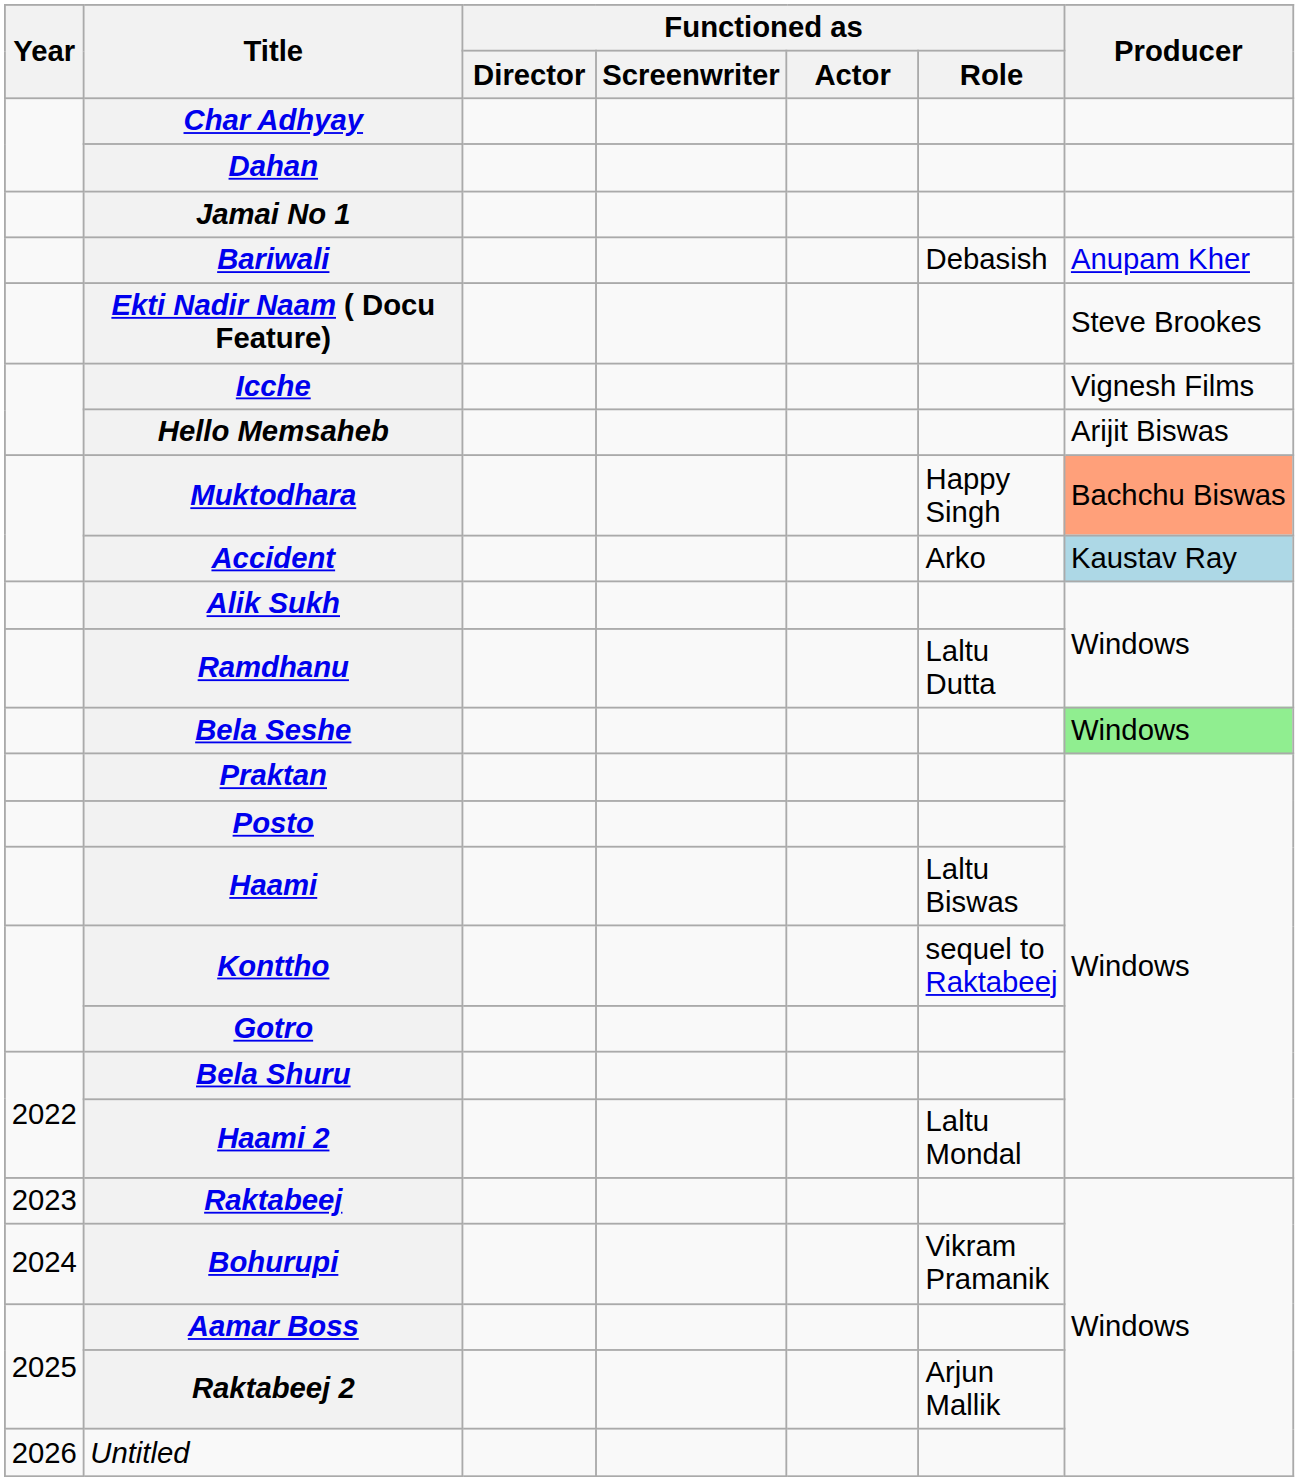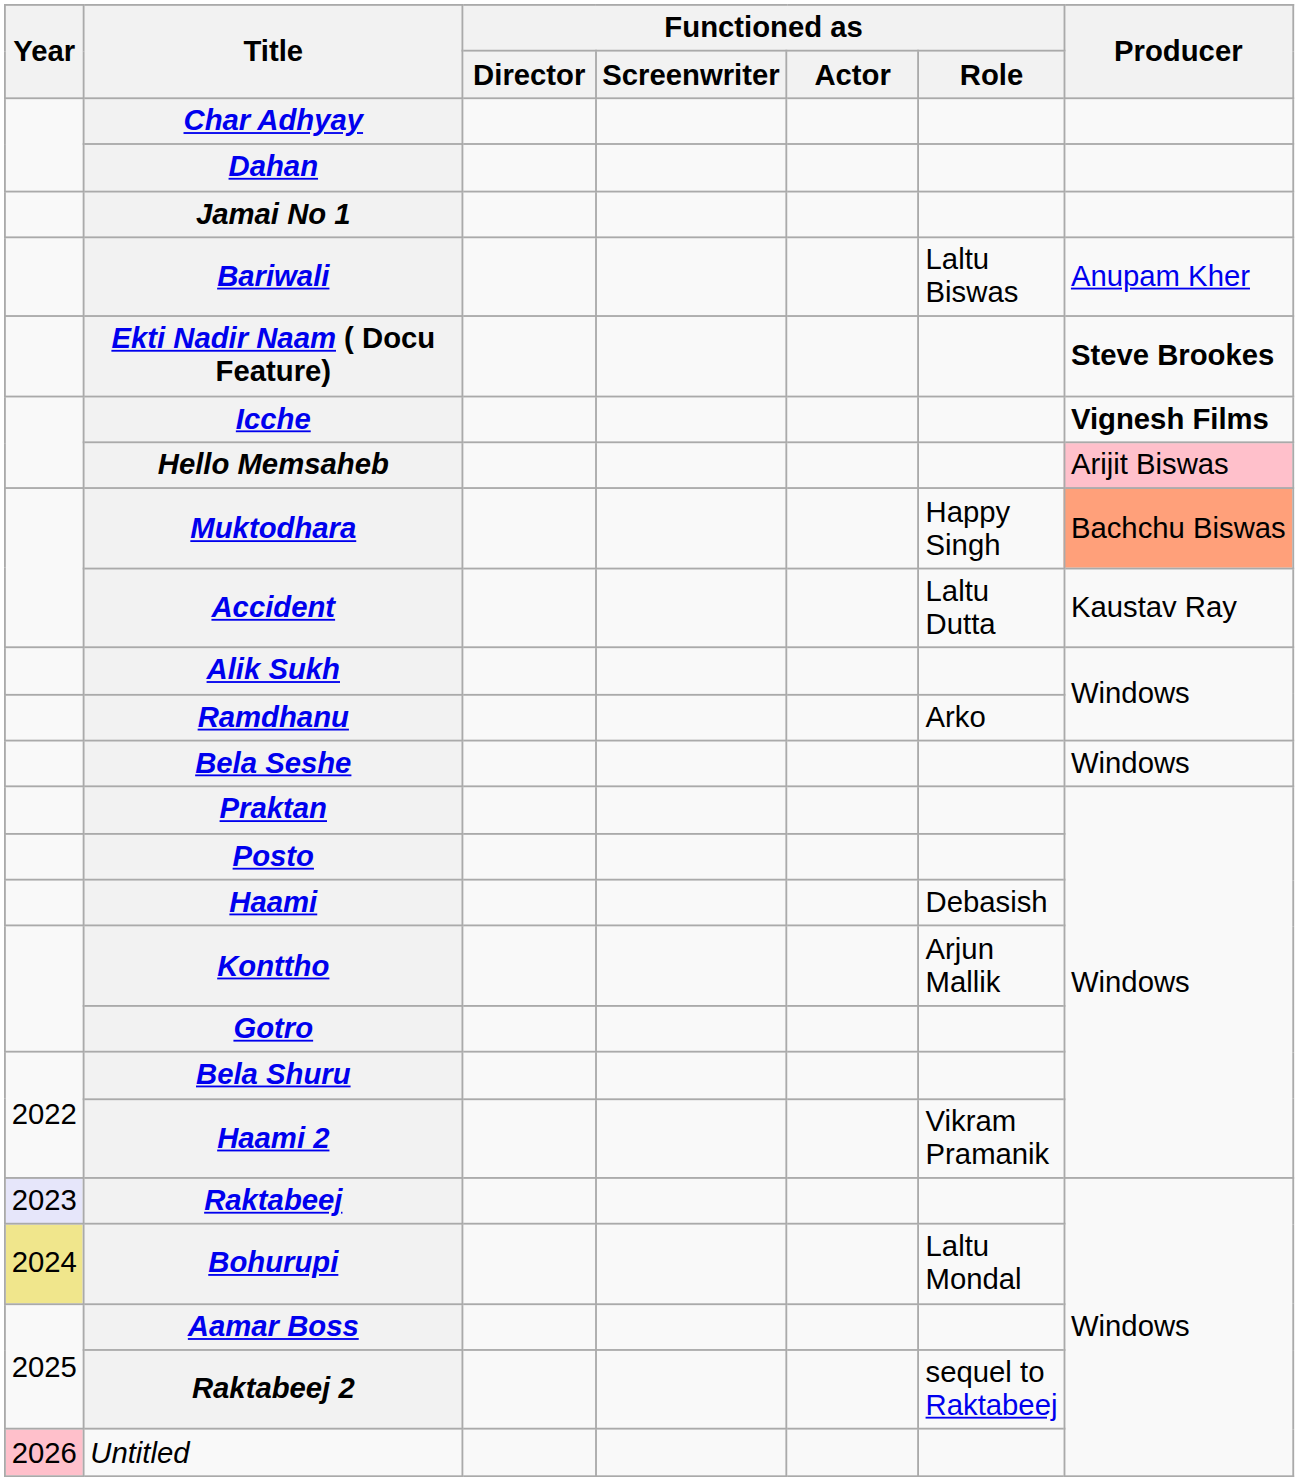(987, 259) Debasish -> (972, 276) Laltu Biswas
(1166, 322) normal -> (1173, 355) bold
(1163, 385) normal -> (1170, 418) bold
(1150, 432) no background -> (1150, 465) pink background
(956, 557) Arko -> (961, 607) Laltu Dutta
(1154, 557) lightblue background -> (1154, 607) no background
(961, 667) Laltu Dutta -> (956, 716) Arko
(1130, 730) lightgreen background -> (1130, 763) no background
(972, 885) Laltu Biswas -> (987, 902) Debasish
(991, 965) sequel to Raktabeej -> (963, 965) Arjun Mallik
(974, 1137) Laltu Mondal -> (987, 1137) Vikram Pramanik
(44, 1200) no background -> (44, 1200) lavender background
(44, 1263) no background -> (44, 1263) khaki background
(987, 1263) Vikram Pramanik -> (974, 1263) Laltu Mondal
(963, 1389) Arjun Mallik -> (991, 1389) sequel to Raktabeej
(44, 1452) no background -> (44, 1452) pink background
